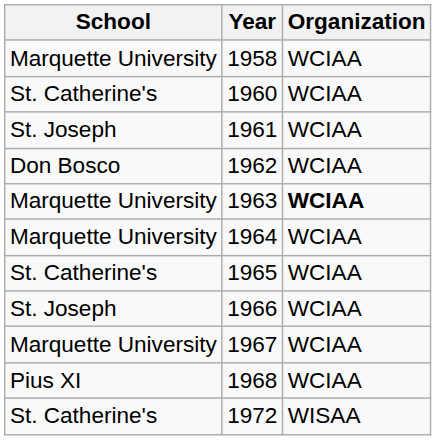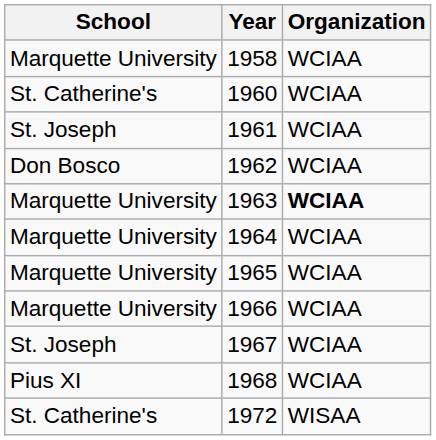(84, 272) St. Catherine's -> (113, 272) Marquette University
(63, 308) St. Joseph -> (113, 308) Marquette University
(113, 344) Marquette University -> (63, 344) St. Joseph
